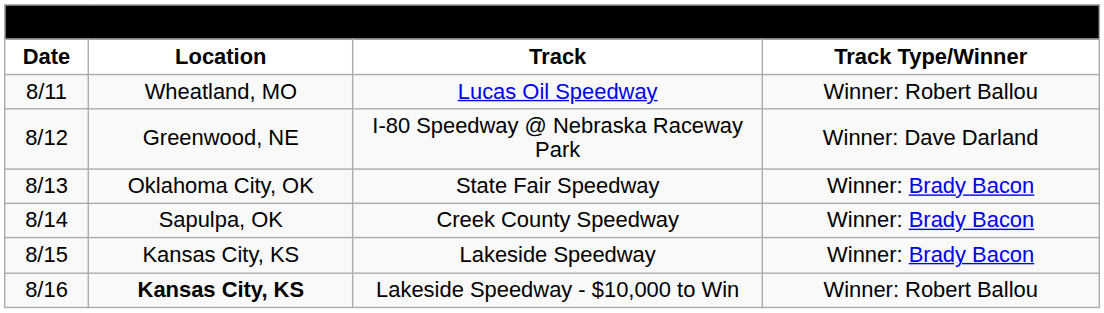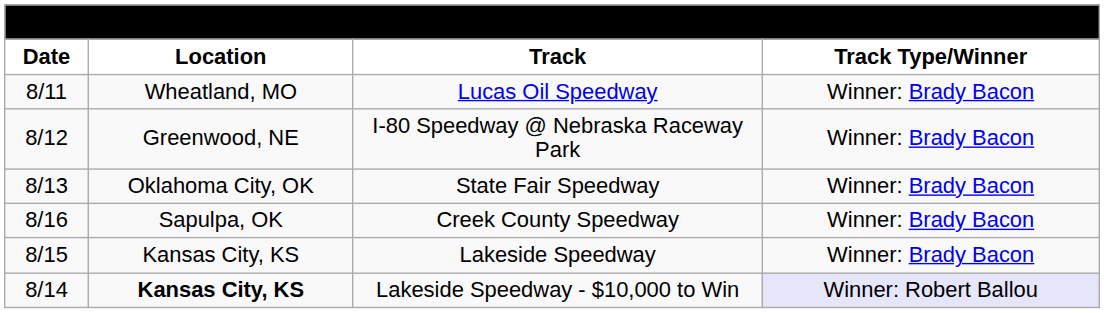(931, 91) Winner: Robert Ballou -> (931, 91) Winner: Brady Bacon
(931, 138) Winner: Dave Darland -> (931, 138) Winner: Brady Bacon
(47, 220) 8/14 -> (47, 220) 8/16
(47, 289) 8/16 -> (47, 289) 8/14
(931, 289) no background -> (931, 289) lavender background
